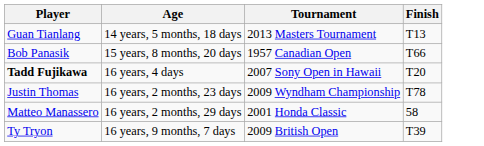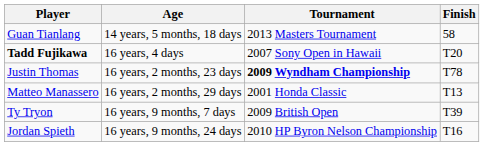(416, 33) T13 -> (449, 33) 58
- row: (38, 53)
(324, 92) normal -> (329, 72) bold
(412, 111) 58 -> (453, 92) T13
+ row: (41, 131)
